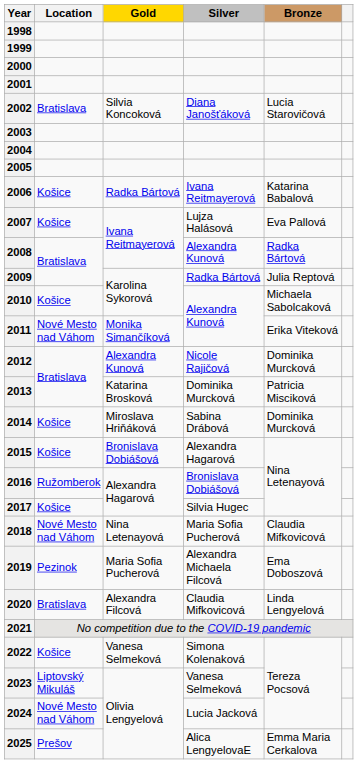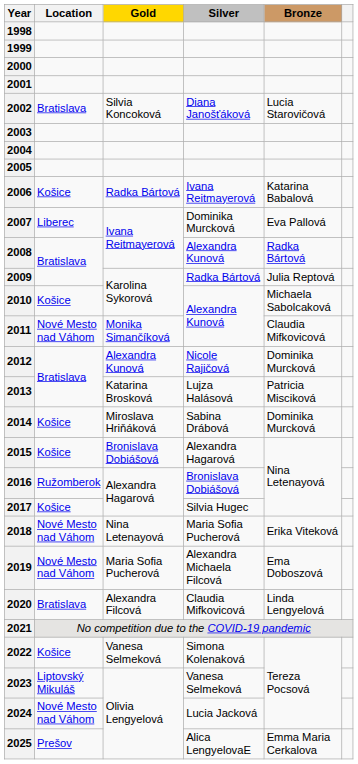(54, 222) Košice -> (55, 222) Liberec
(209, 222) Lujza Halásová -> (210, 222) Dominika Murcková
(302, 331) Erika Viteková -> (296, 331) Claudia Mifkovicová
(210, 392) Dominika Murcková -> (209, 392) Lujza Halásová
(296, 531) Claudia Mifkovicová -> (302, 531) Erika Viteková
(57, 567) Pezinok -> (67, 567) Nové Mesto nad Váhom
